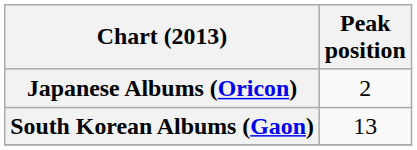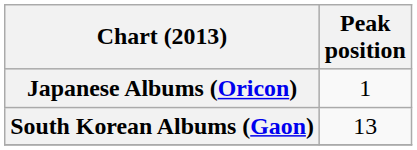(365, 88) 2 -> (365, 88) 1
